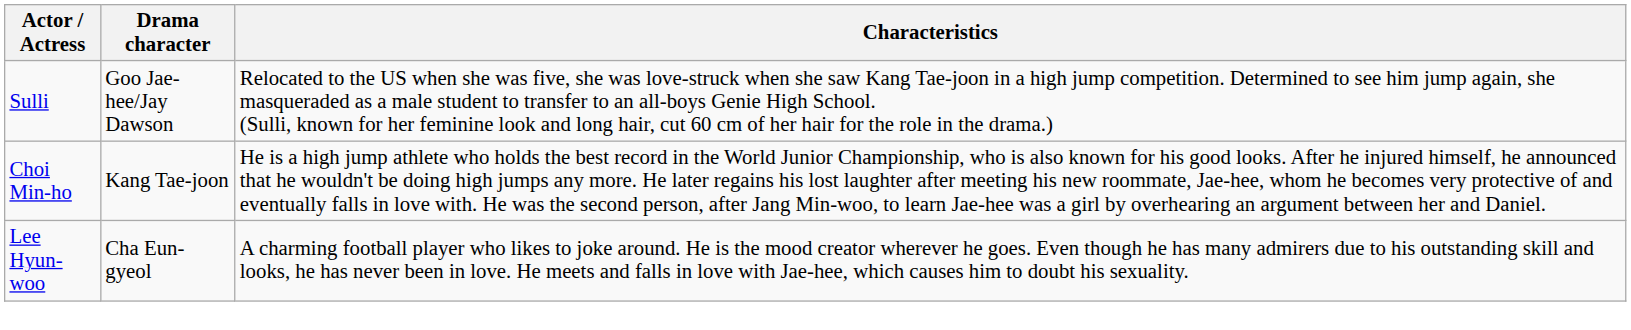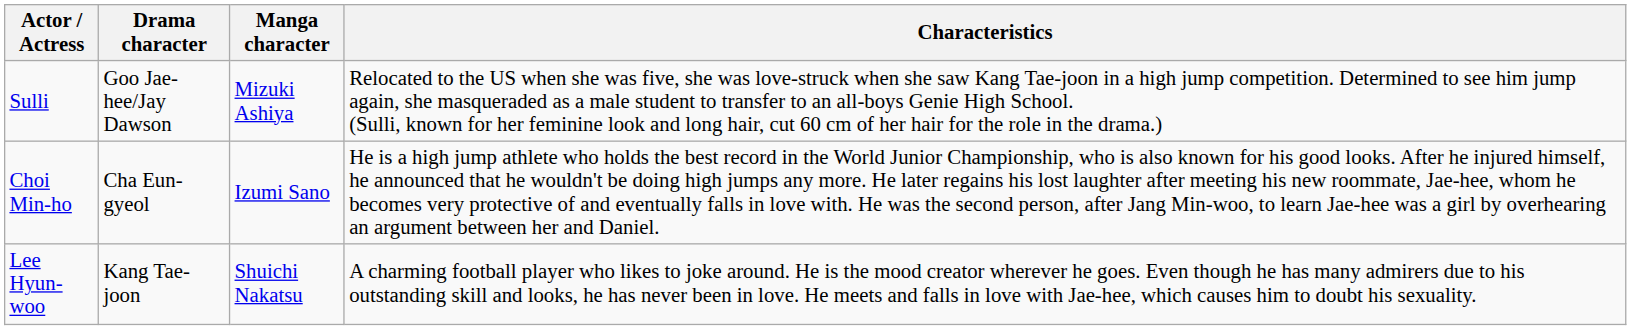+ column: (287, 32)
(167, 180) Kang Tae-joon -> (143, 192) Cha Eun-gyeol
(145, 260) Cha Eun-gyeol -> (147, 283) Kang Tae-joon
